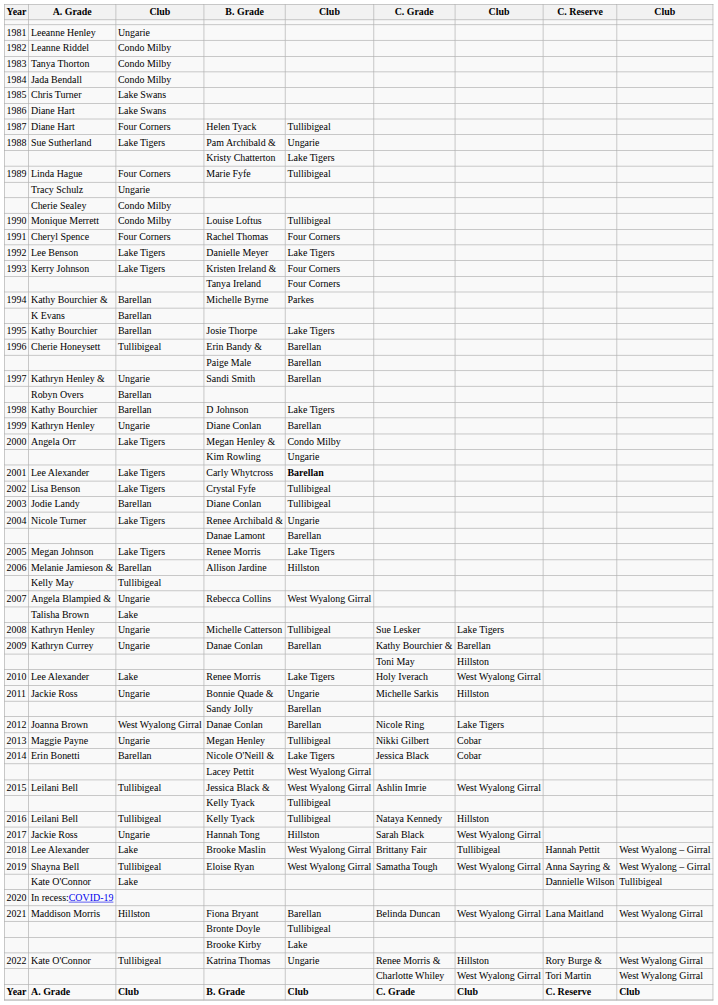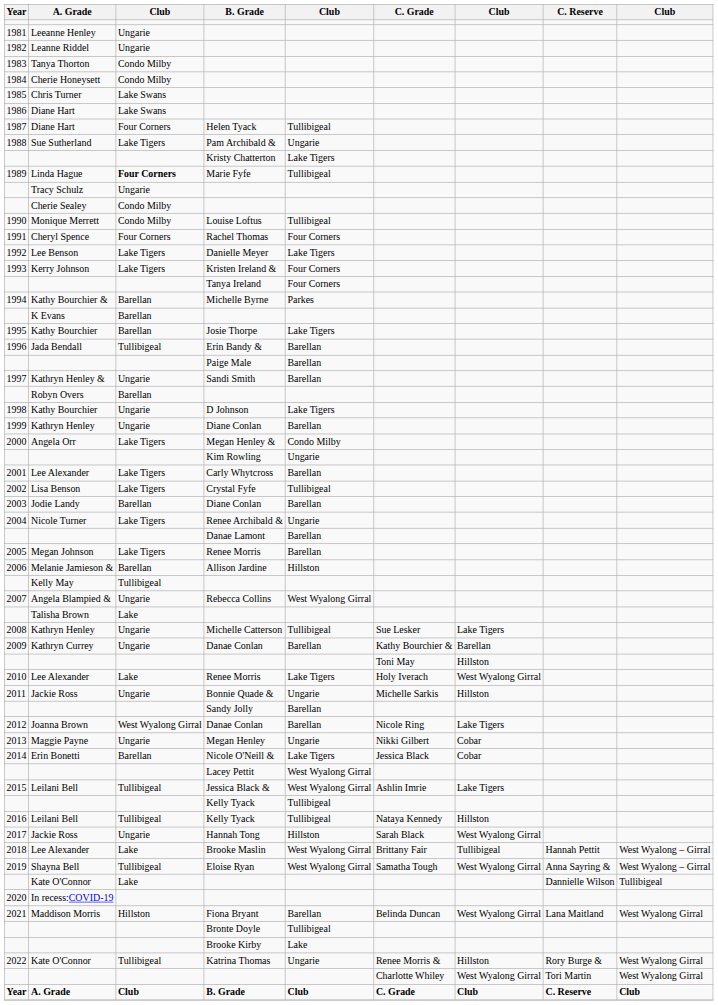(145, 48) Condo Milby -> (134, 48) Ungarie
(56, 79) Jada Bendall -> (66, 79) Cherie Honeysett
(144, 174) normal -> (147, 174) bold
(66, 347) Cherie Honeysett -> (56, 347) Jada Bendall
(135, 410) Barellan -> (134, 410) Ungarie
(306, 473) bold -> (304, 473) normal
(309, 504) Tullibigeal -> (304, 504) Barellan
(311, 551) Lake Tigers -> (304, 551) Barellan
(309, 740) Tullibigeal -> (303, 740) Ungarie
(499, 787) West Wyalong Girral -> (481, 787) Lake Tigers
